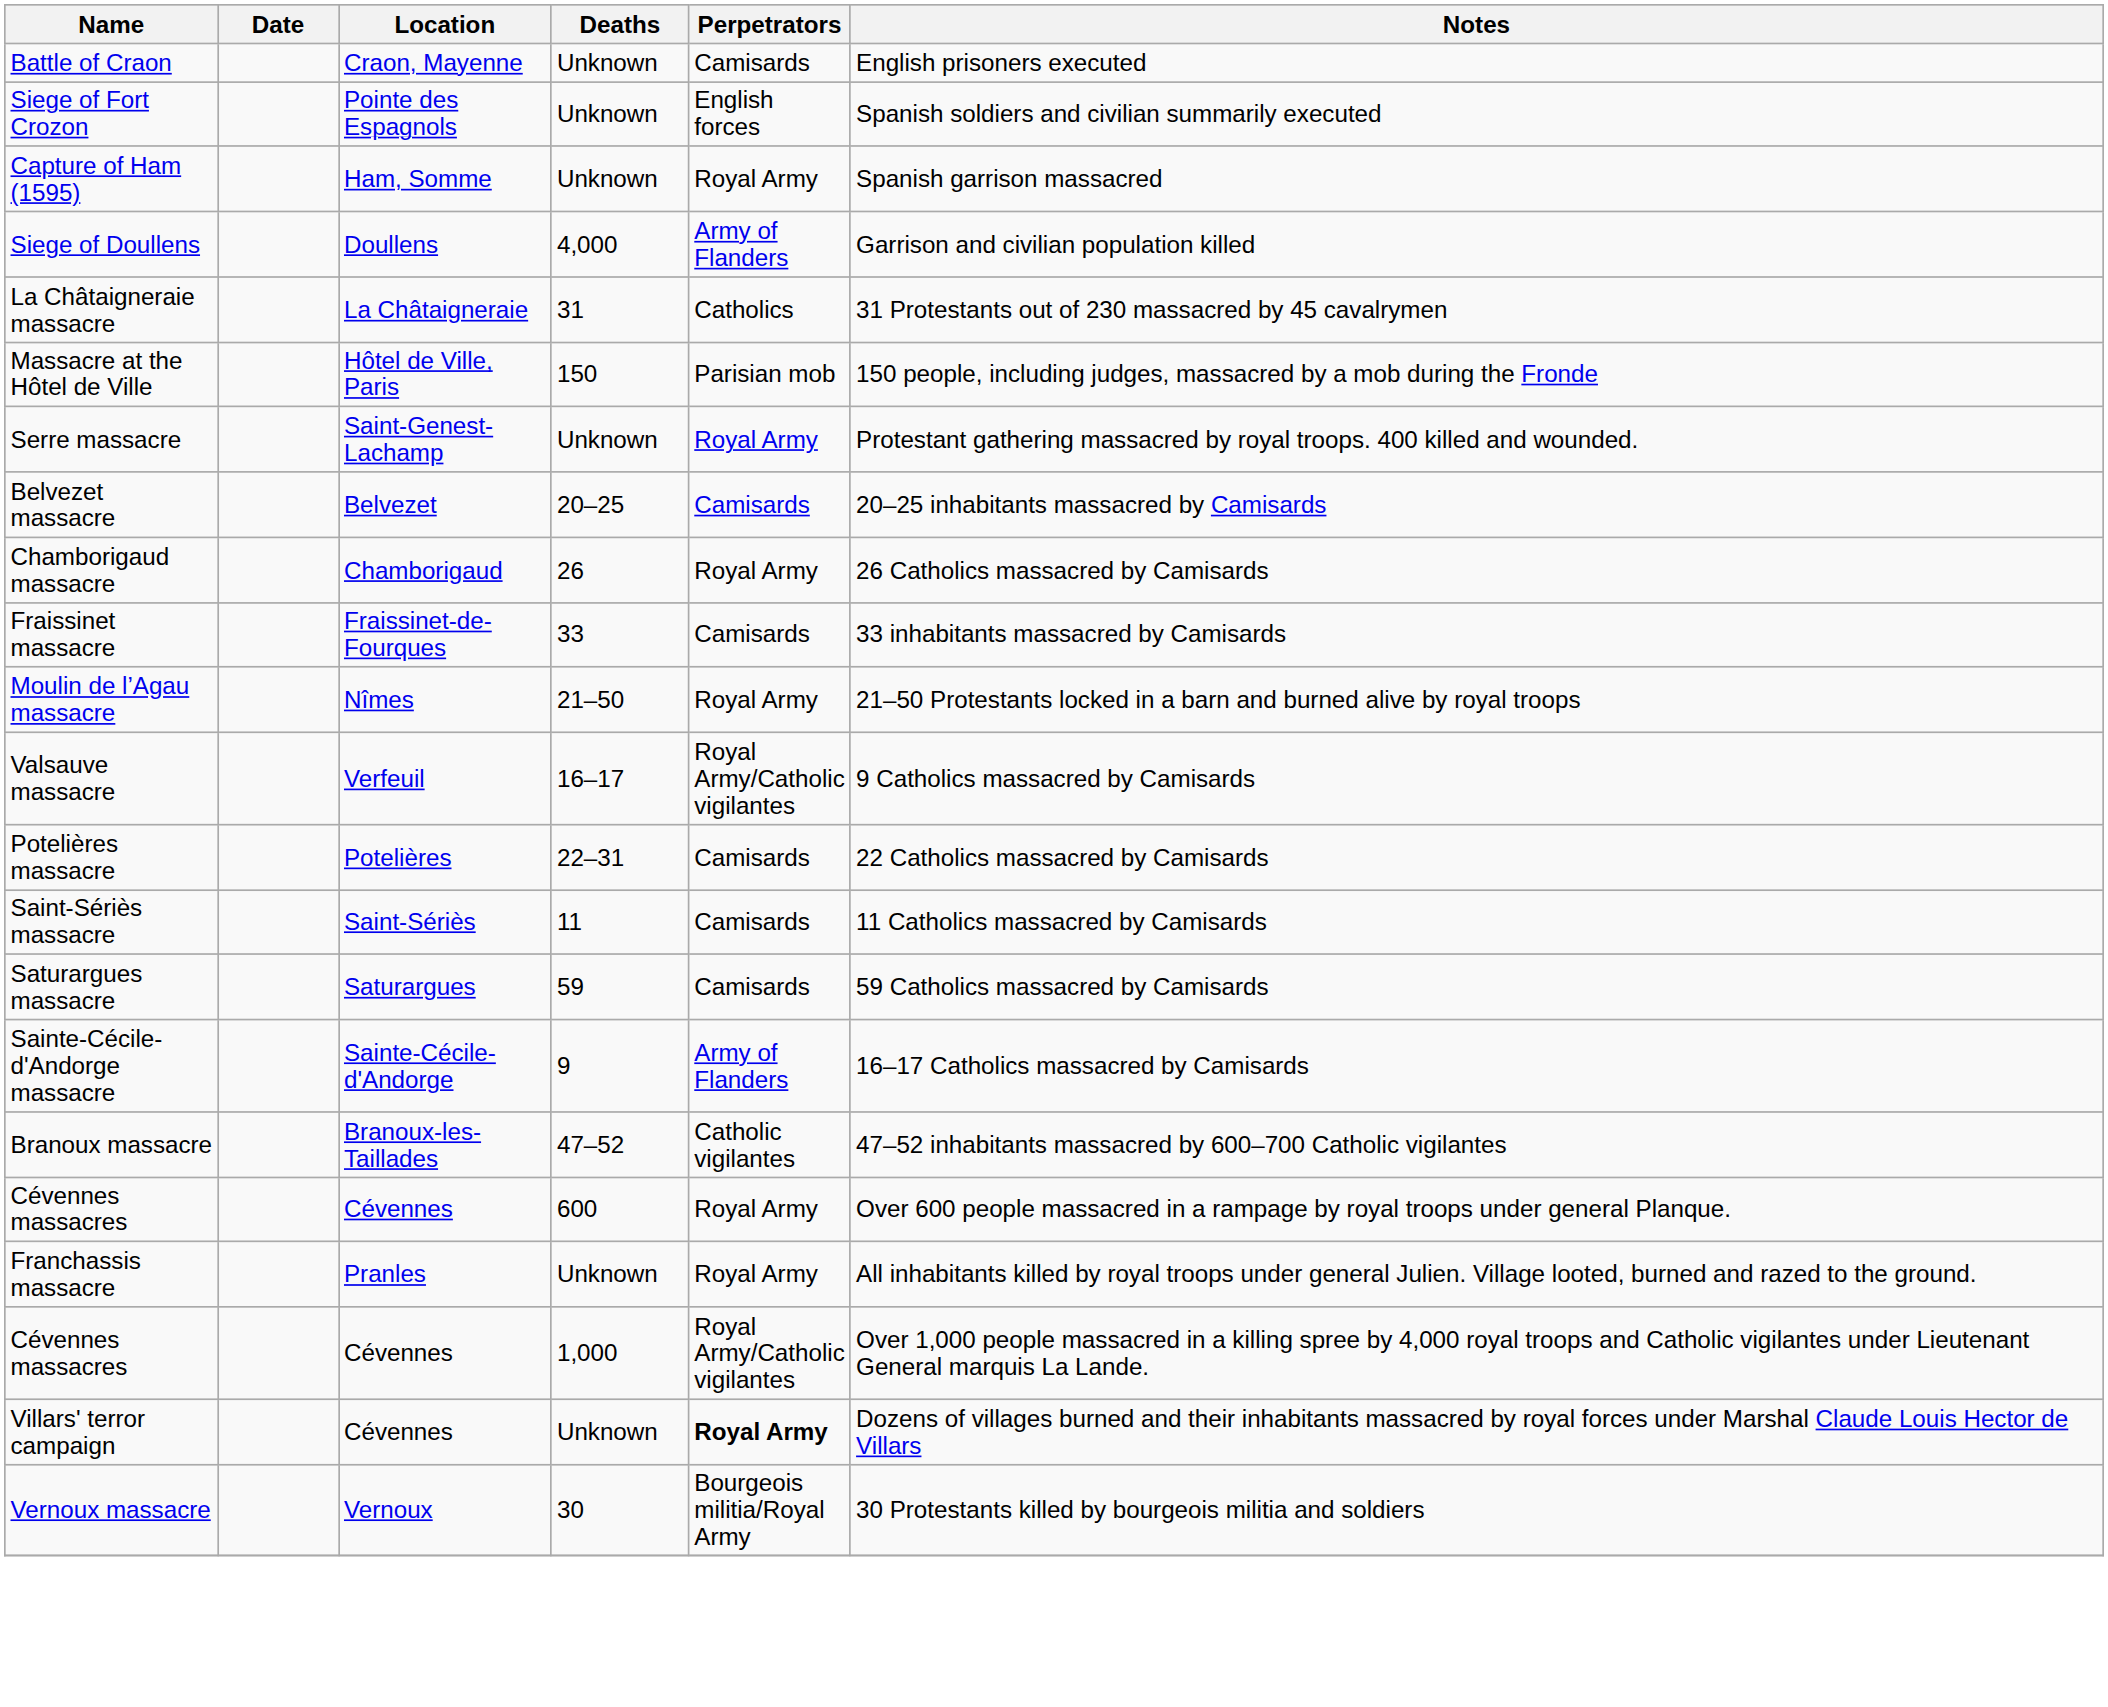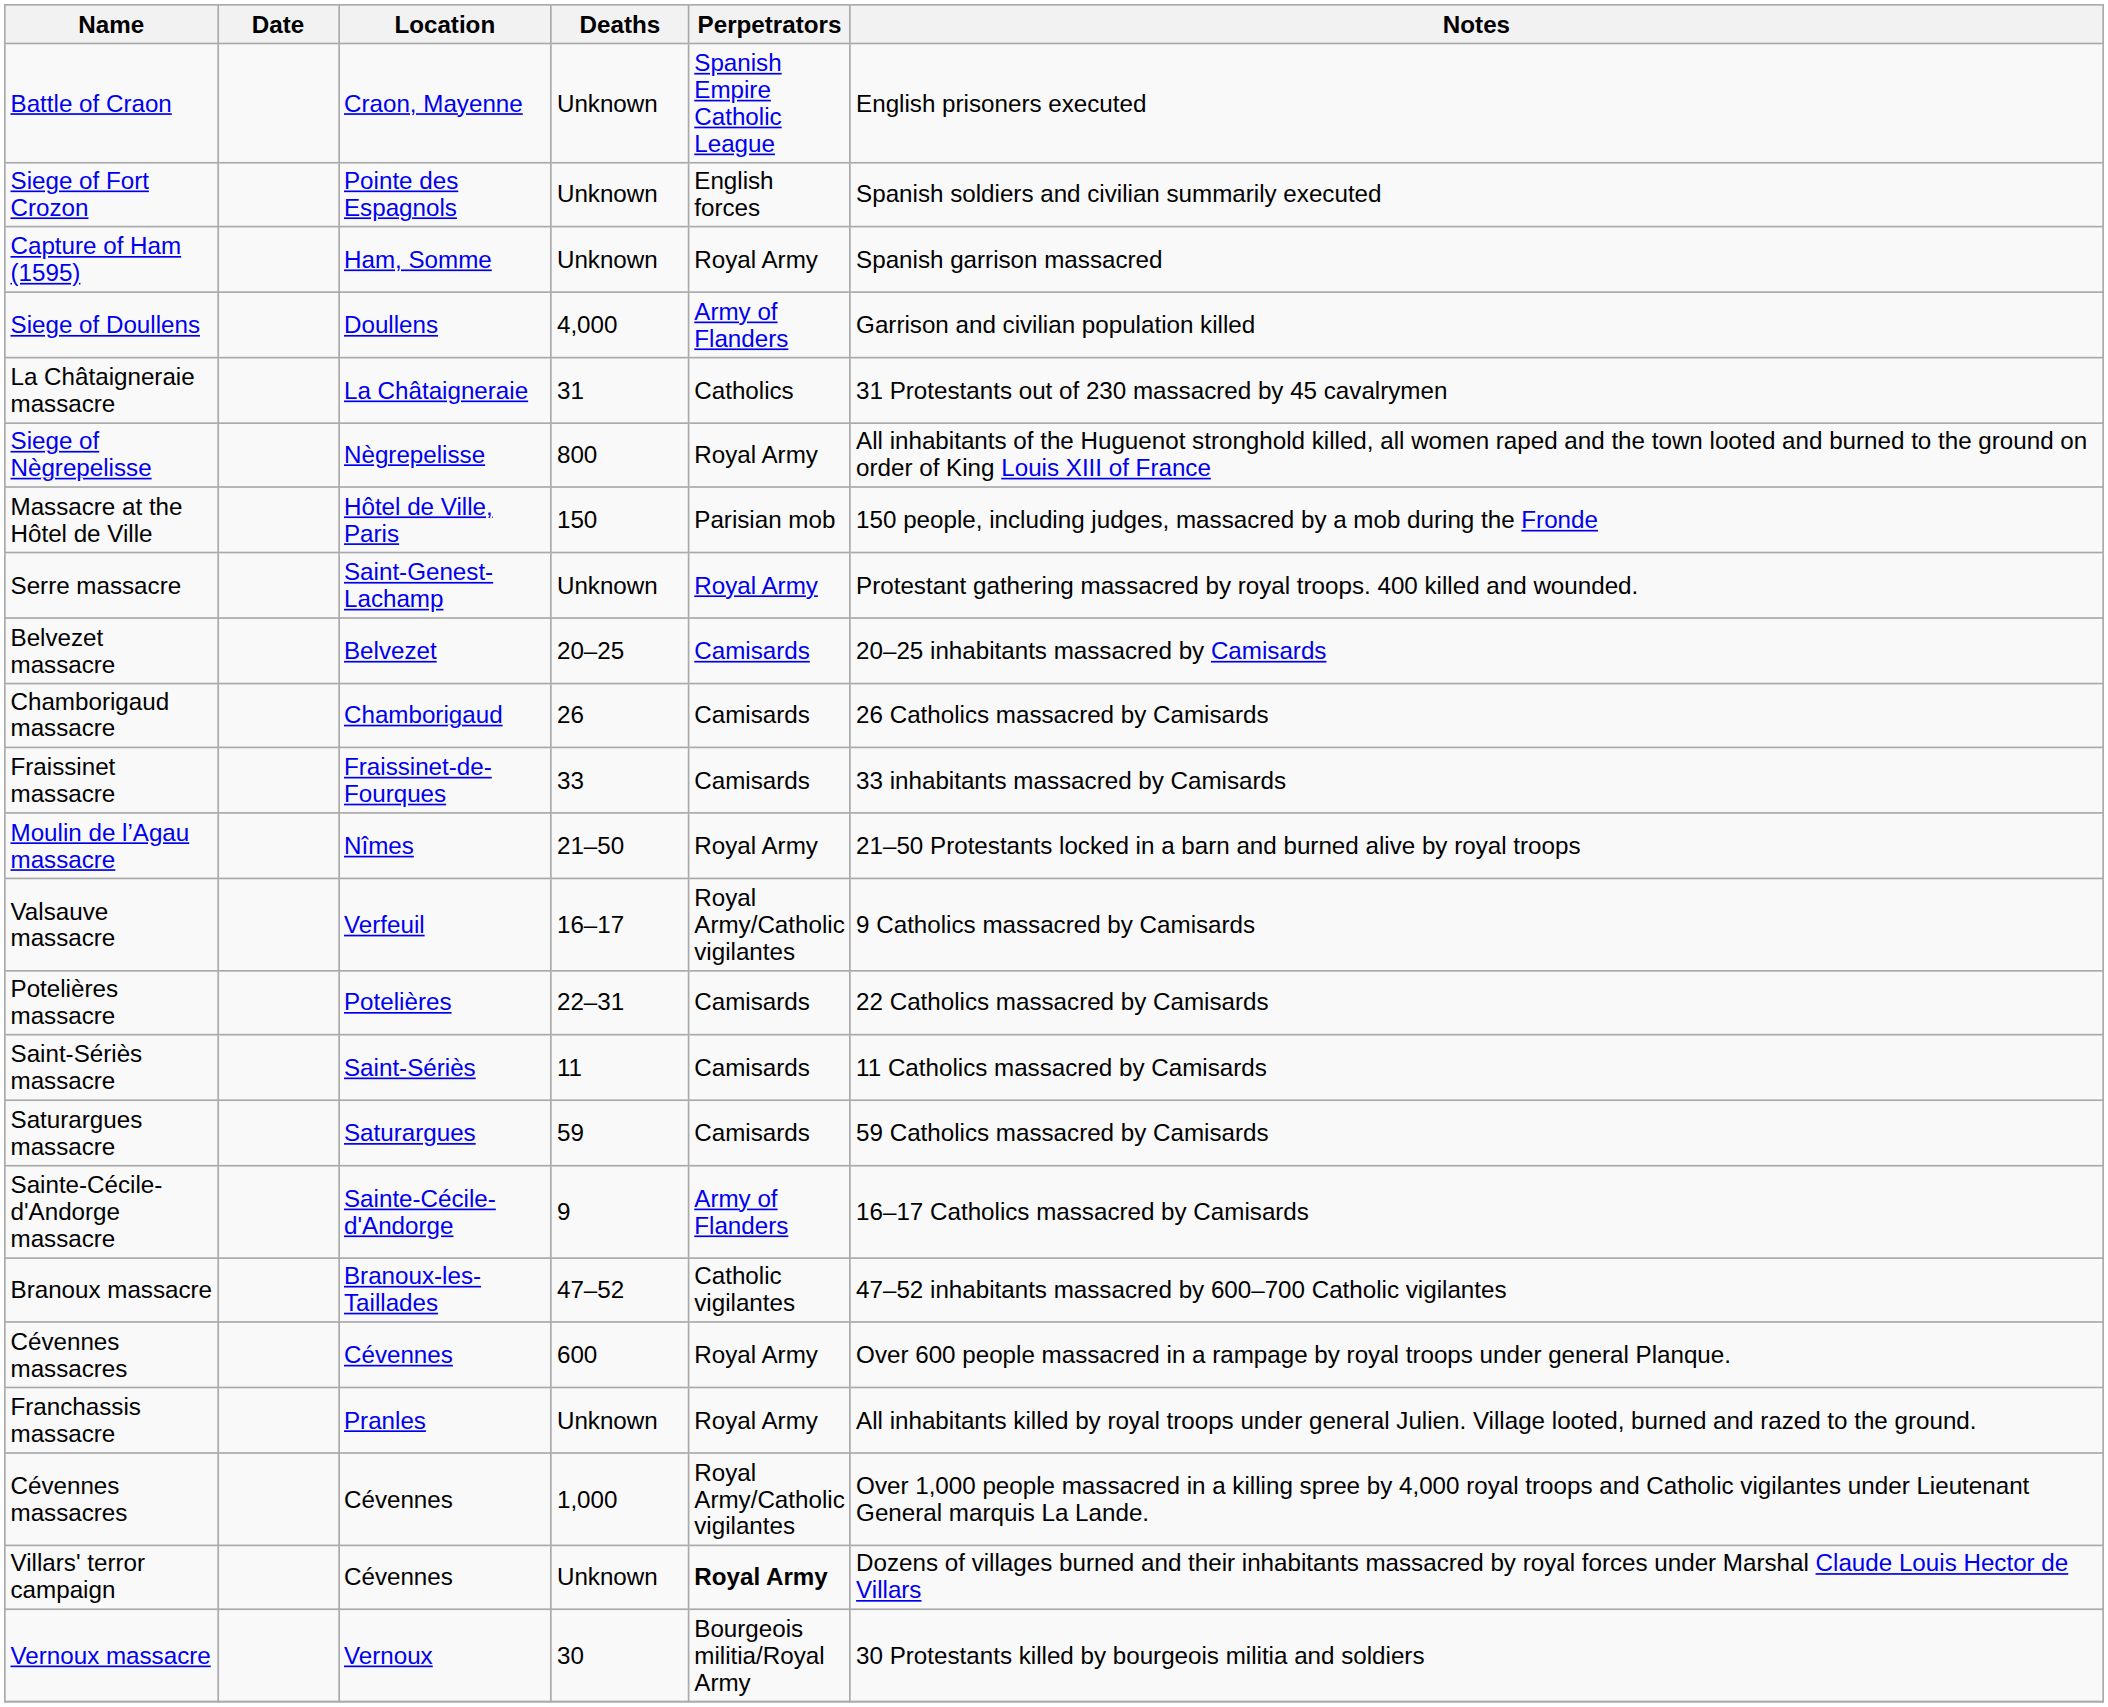(752, 63) Camisards -> (738, 103) Spanish Empire Catholic League
+ row: (81, 455)
(756, 570) Royal Army -> (752, 716) Camisards
